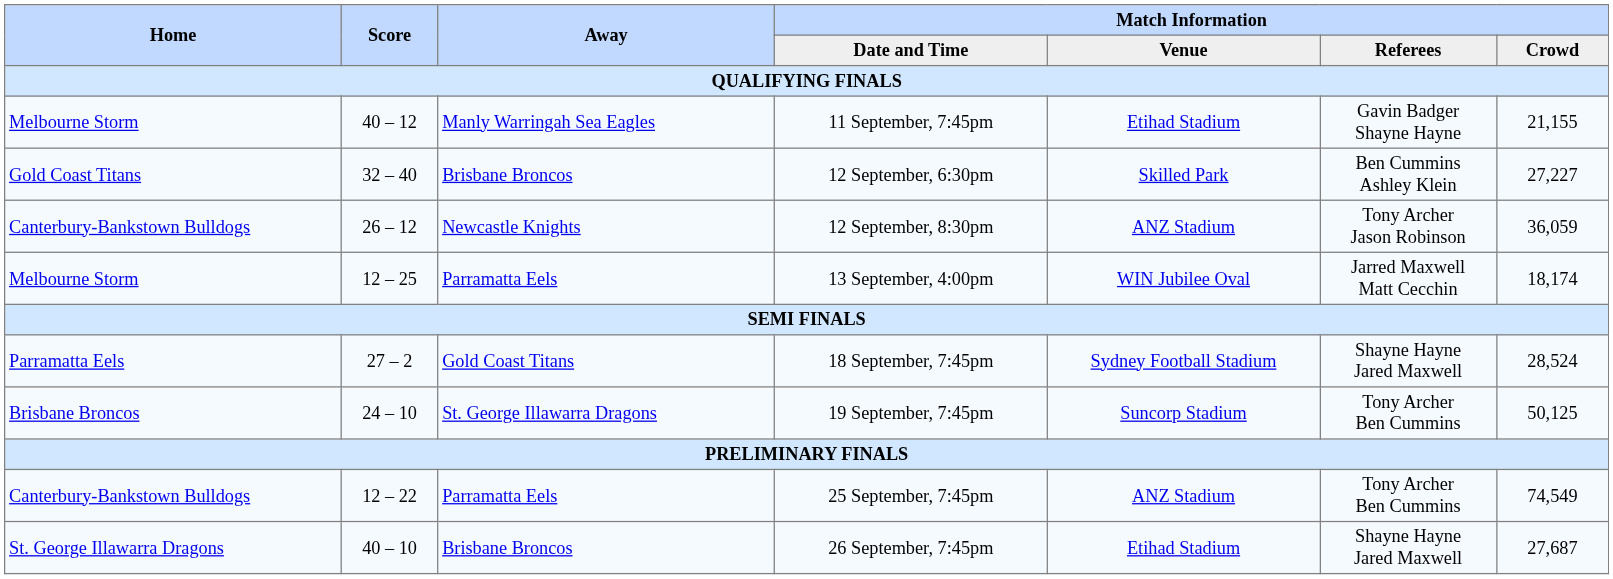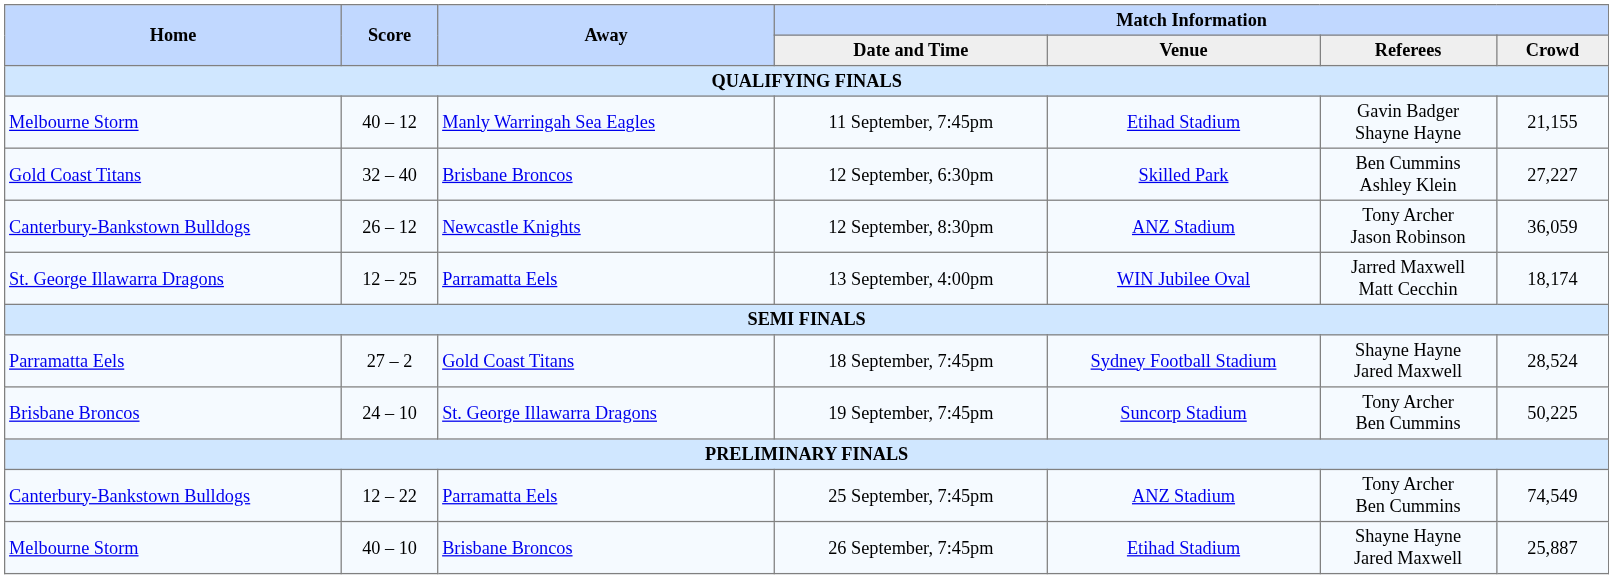(74, 278) Melbourne Storm -> (117, 278) St. George Illawarra Dragons
(1552, 412) 50,125 -> (1552, 412) 50,225
(117, 547) St. George Illawarra Dragons -> (74, 547) Melbourne Storm
(1552, 547) 27,687 -> (1552, 547) 25,887
